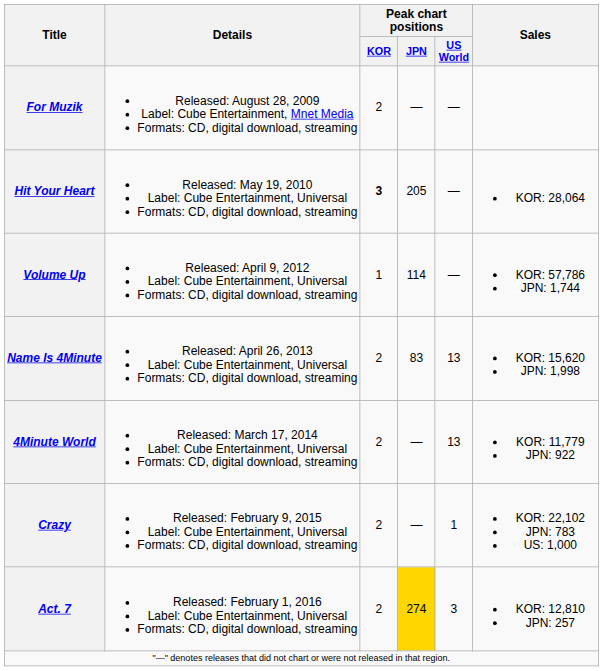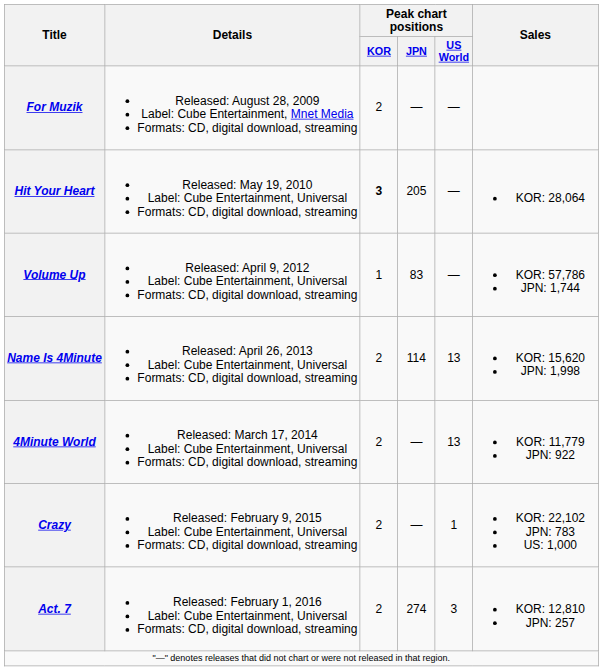(416, 274) 114 -> (416, 274) 83
(416, 358) 83 -> (416, 358) 114
(416, 609) gold background -> (416, 609) no background
